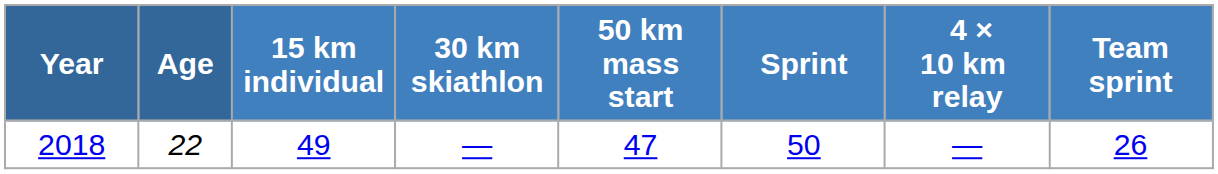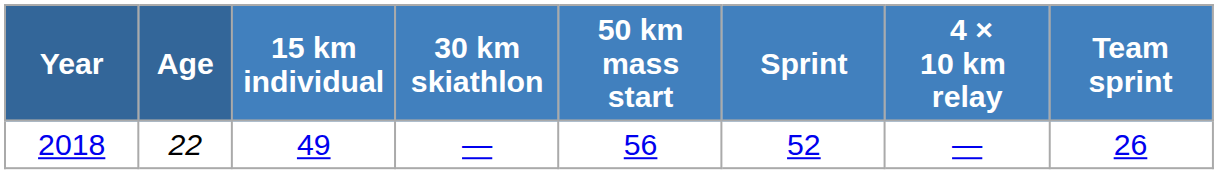(641, 145) 47 -> (641, 145) 56
(804, 145) 50 -> (804, 145) 52
